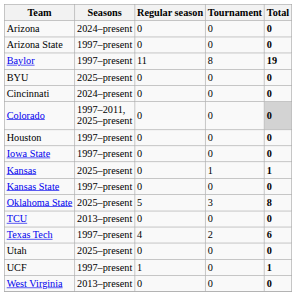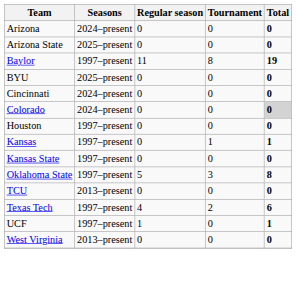(105, 45) 1997–present -> (105, 45) 2025–present
(105, 115) 1997–2011, 2025–present -> (105, 110) 2024–present
- row: (28, 154)
(105, 170) 2025–present -> (105, 142) 1997–present
(105, 202) 2025–present -> (105, 175) 1997–present
- row: (17, 251)
